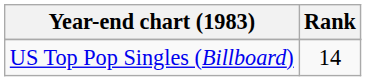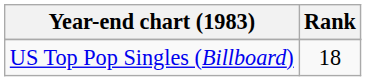(330, 57) 14 -> (330, 57) 18
